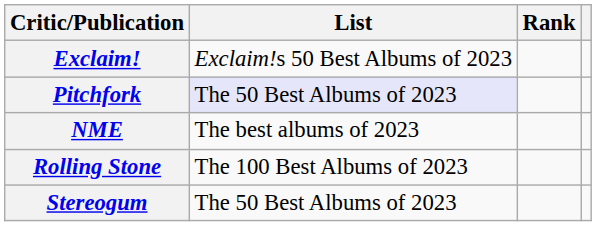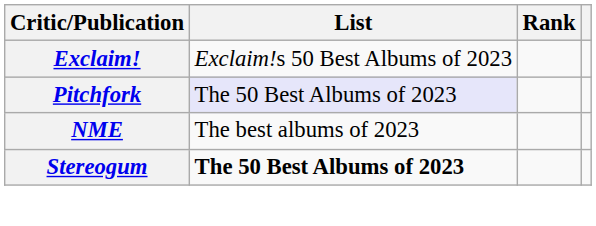- row: (97, 166)
(326, 202) normal -> (329, 166) bold
